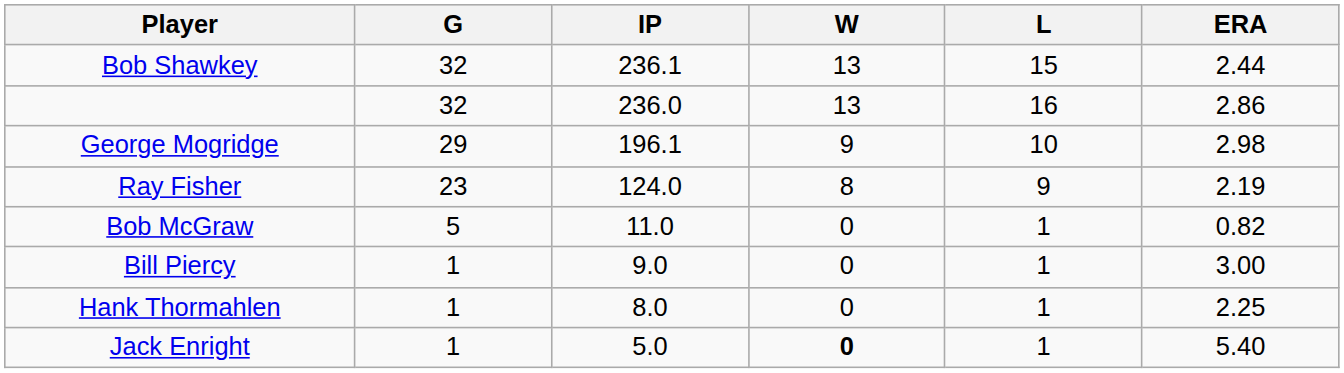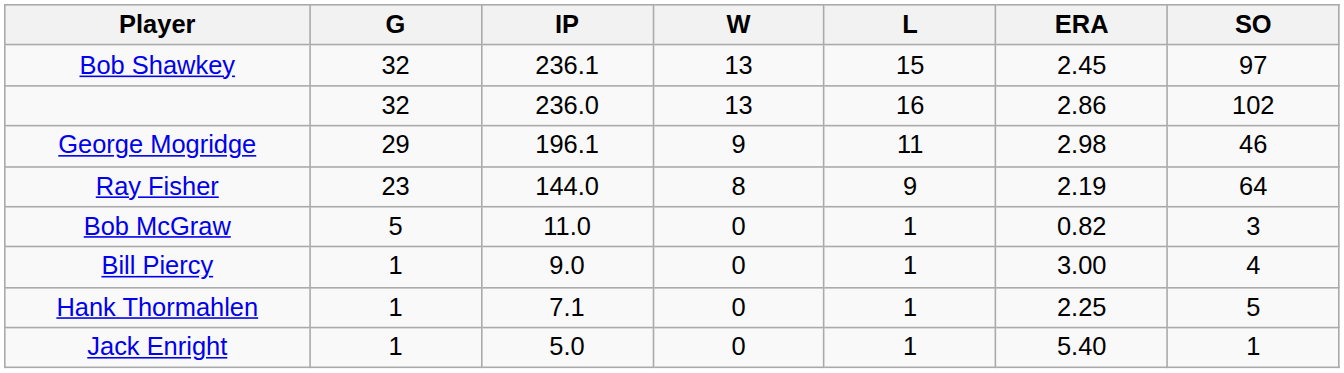+ column: (1253, 24)
(1241, 65) 2.44 -> (1082, 65) 2.45
(1044, 145) 10 -> (910, 145) 11
(650, 186) 124.0 -> (567, 186) 144.0
(650, 307) 8.0 -> (567, 307) 7.1
(847, 347) bold -> (739, 347) normal
